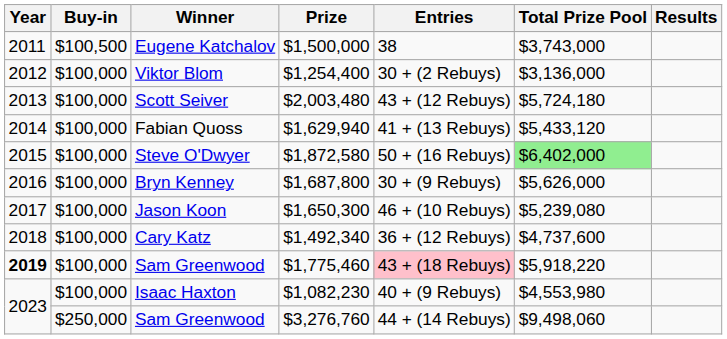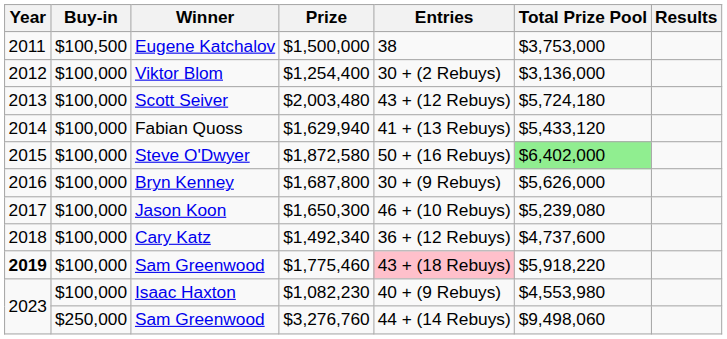(562, 45) $3,743,000 -> (562, 45) $3,753,000
